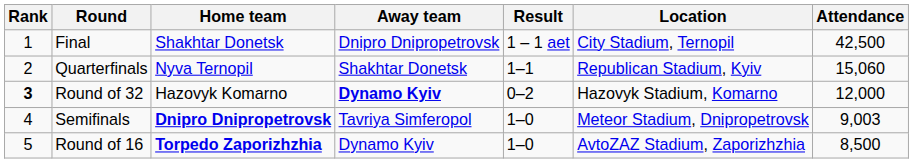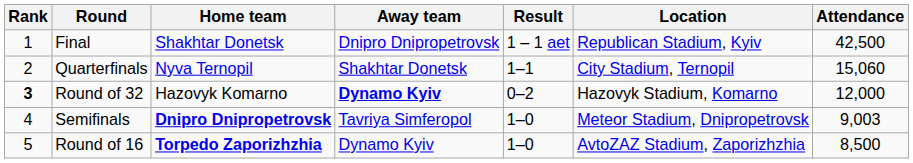(656, 42) City Stadium, Ternopil -> (669, 42) Republican Stadium, Kyiv
(669, 68) Republican Stadium, Kyiv -> (656, 68) City Stadium, Ternopil
